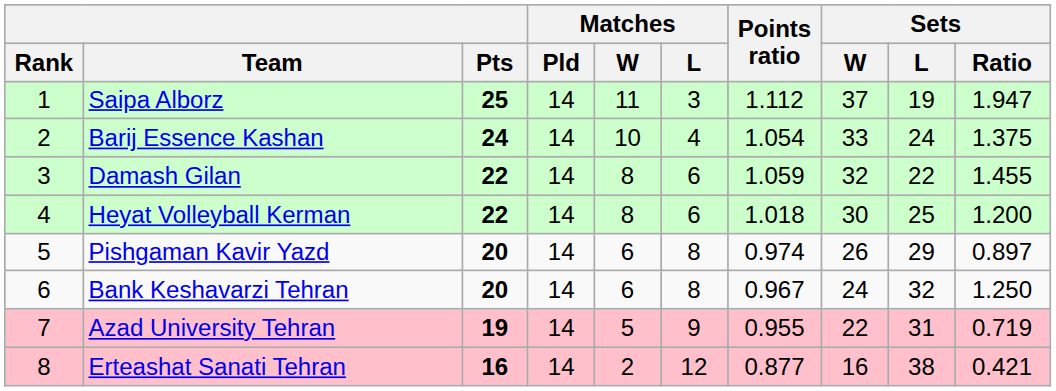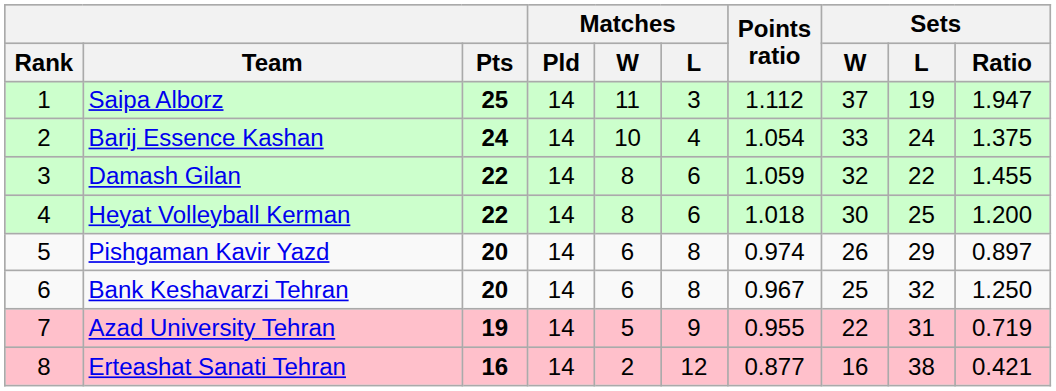(855, 290) 24 -> (855, 290) 25
